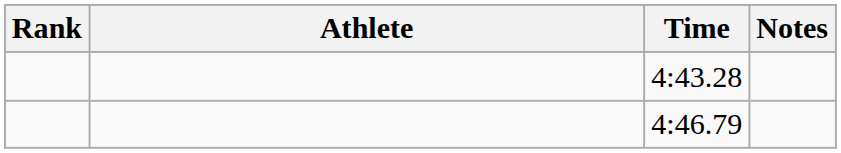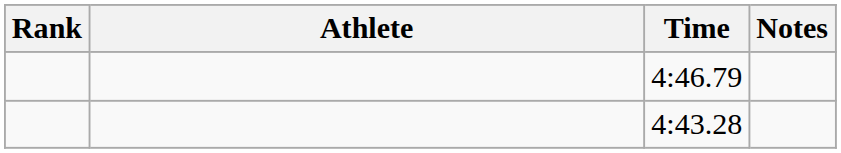rows swapped: (697, 76) <-> (697, 123)
